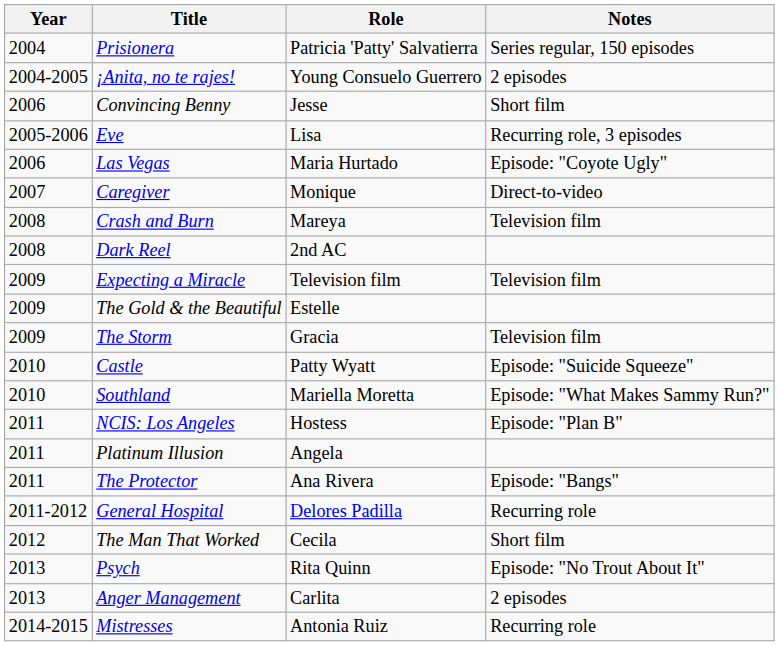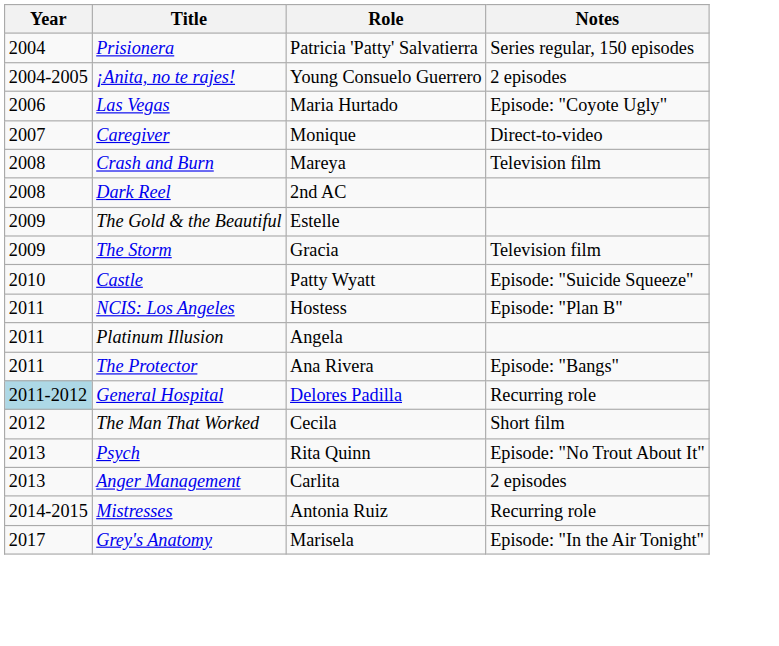- row: (163, 105)
- row: (110, 134)
- row: (171, 279)
- row: (133, 395)
(48, 510) no background -> (48, 395) lightblue background
+ row: (154, 539)
